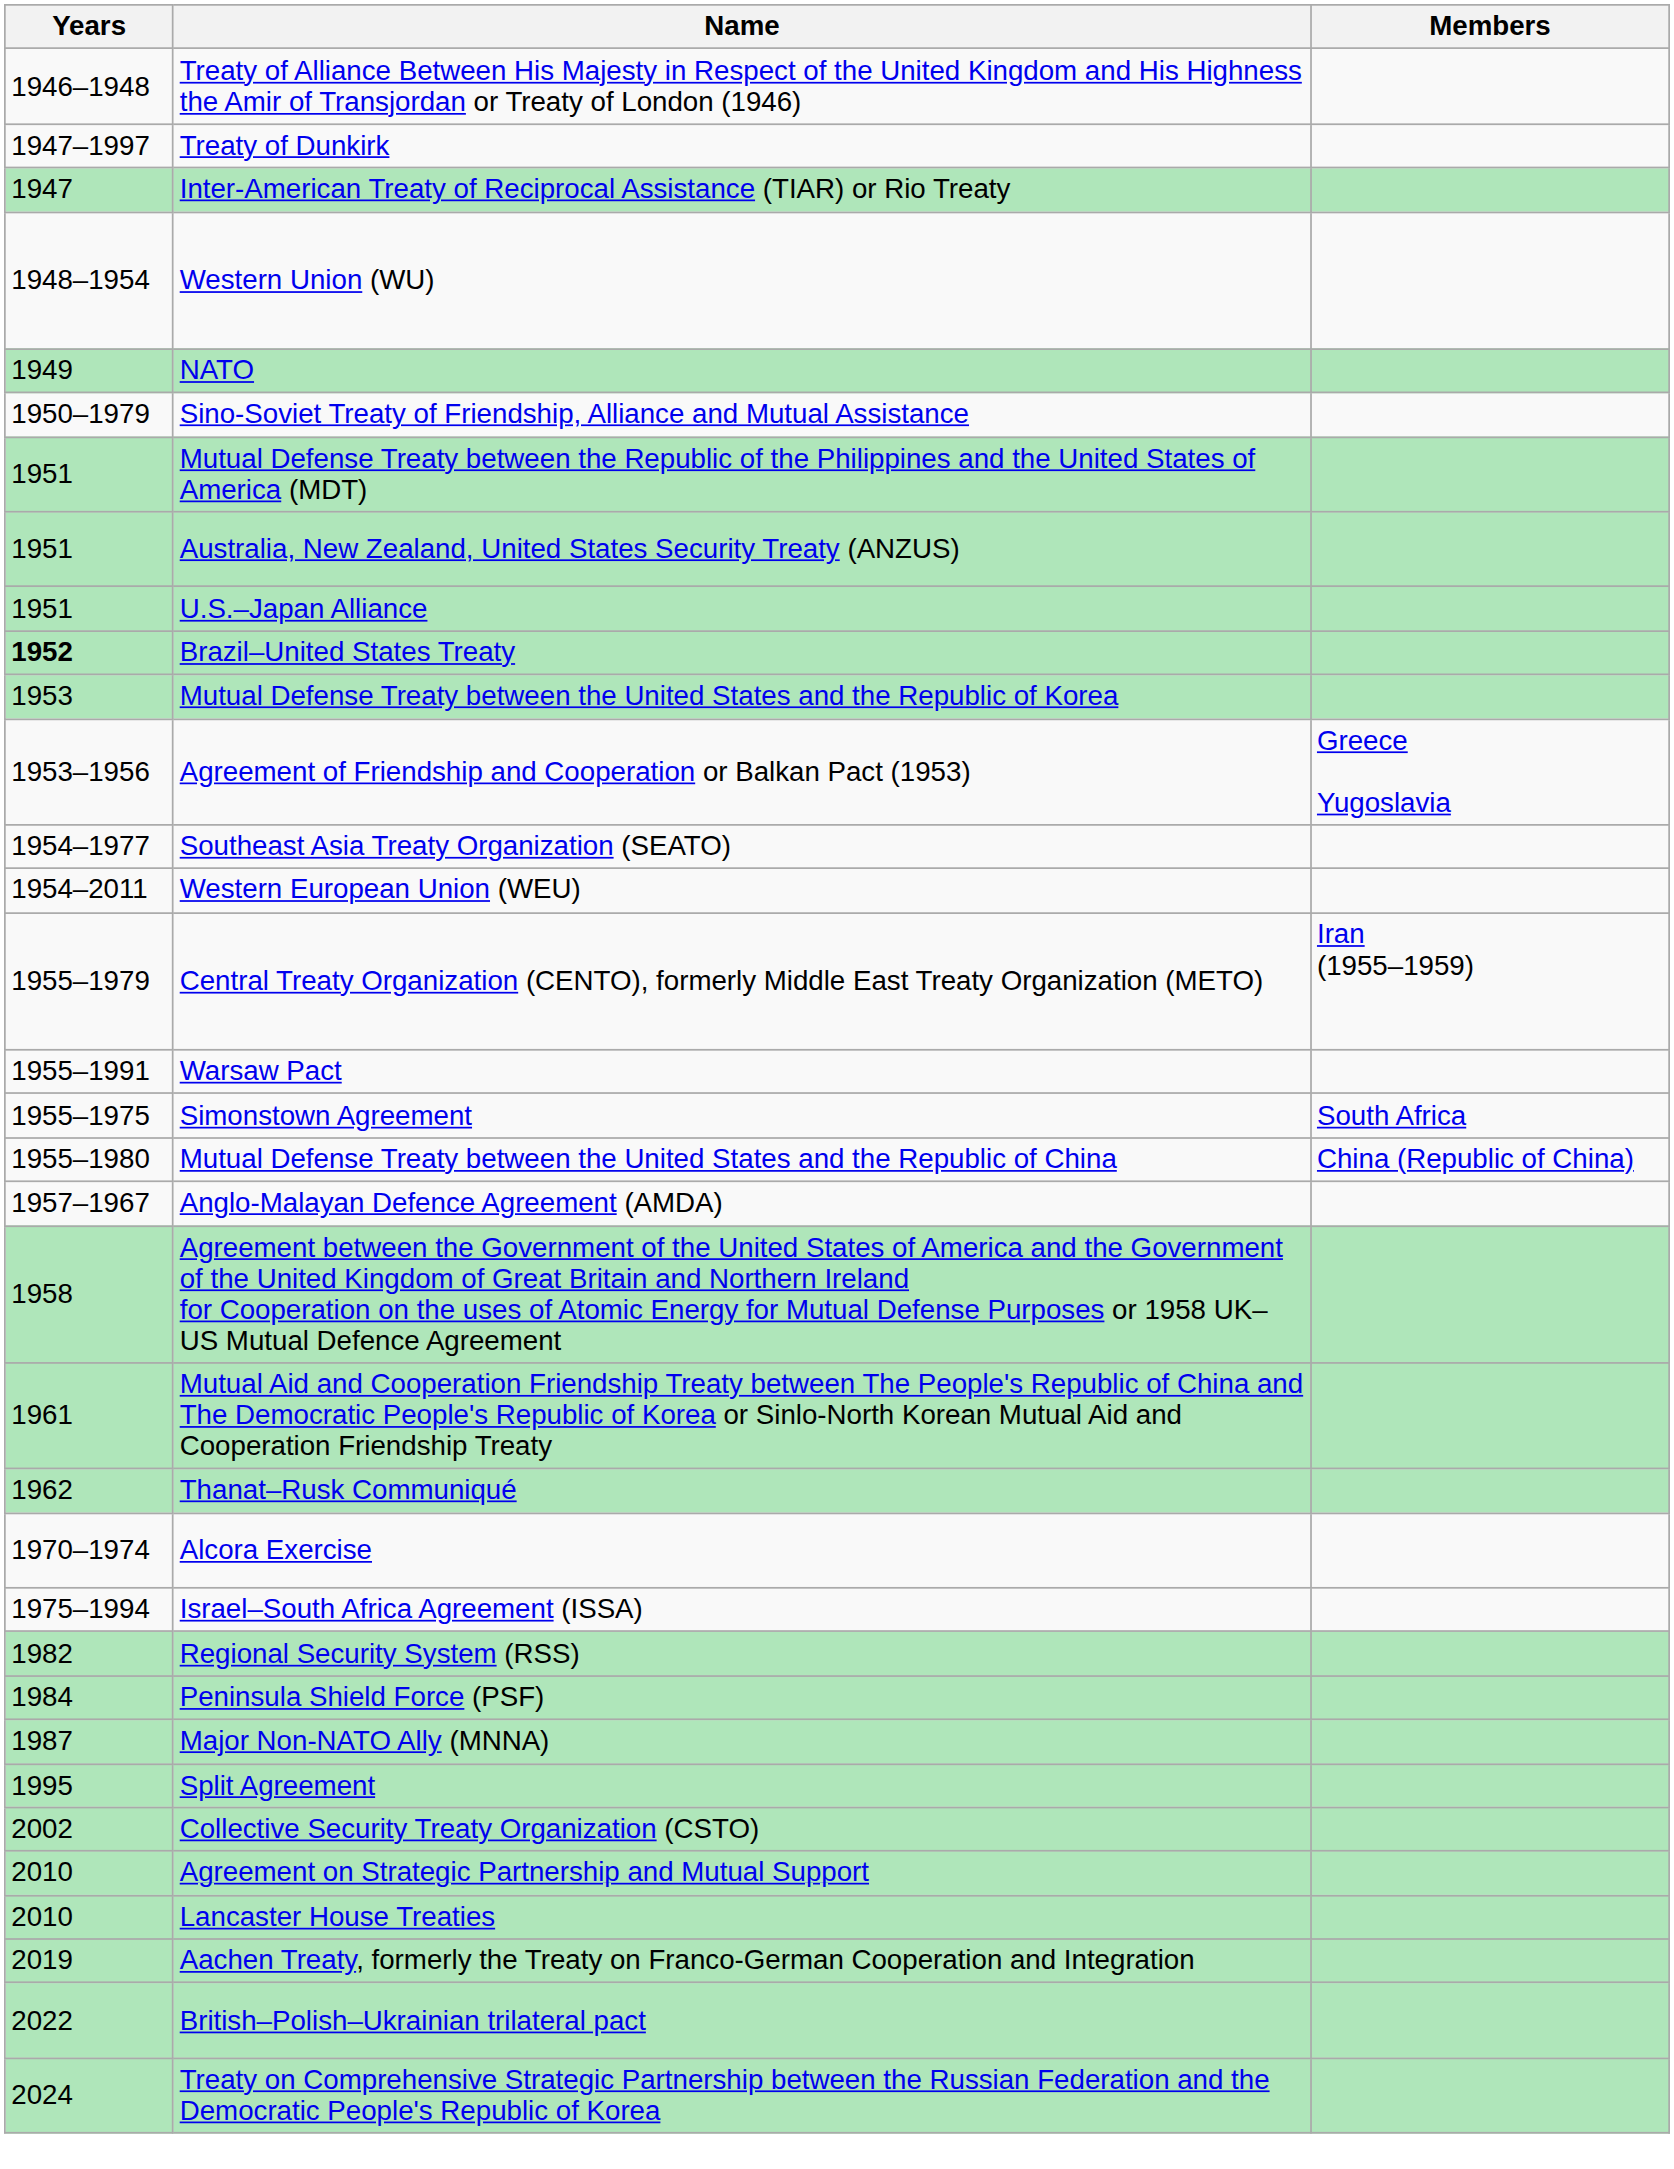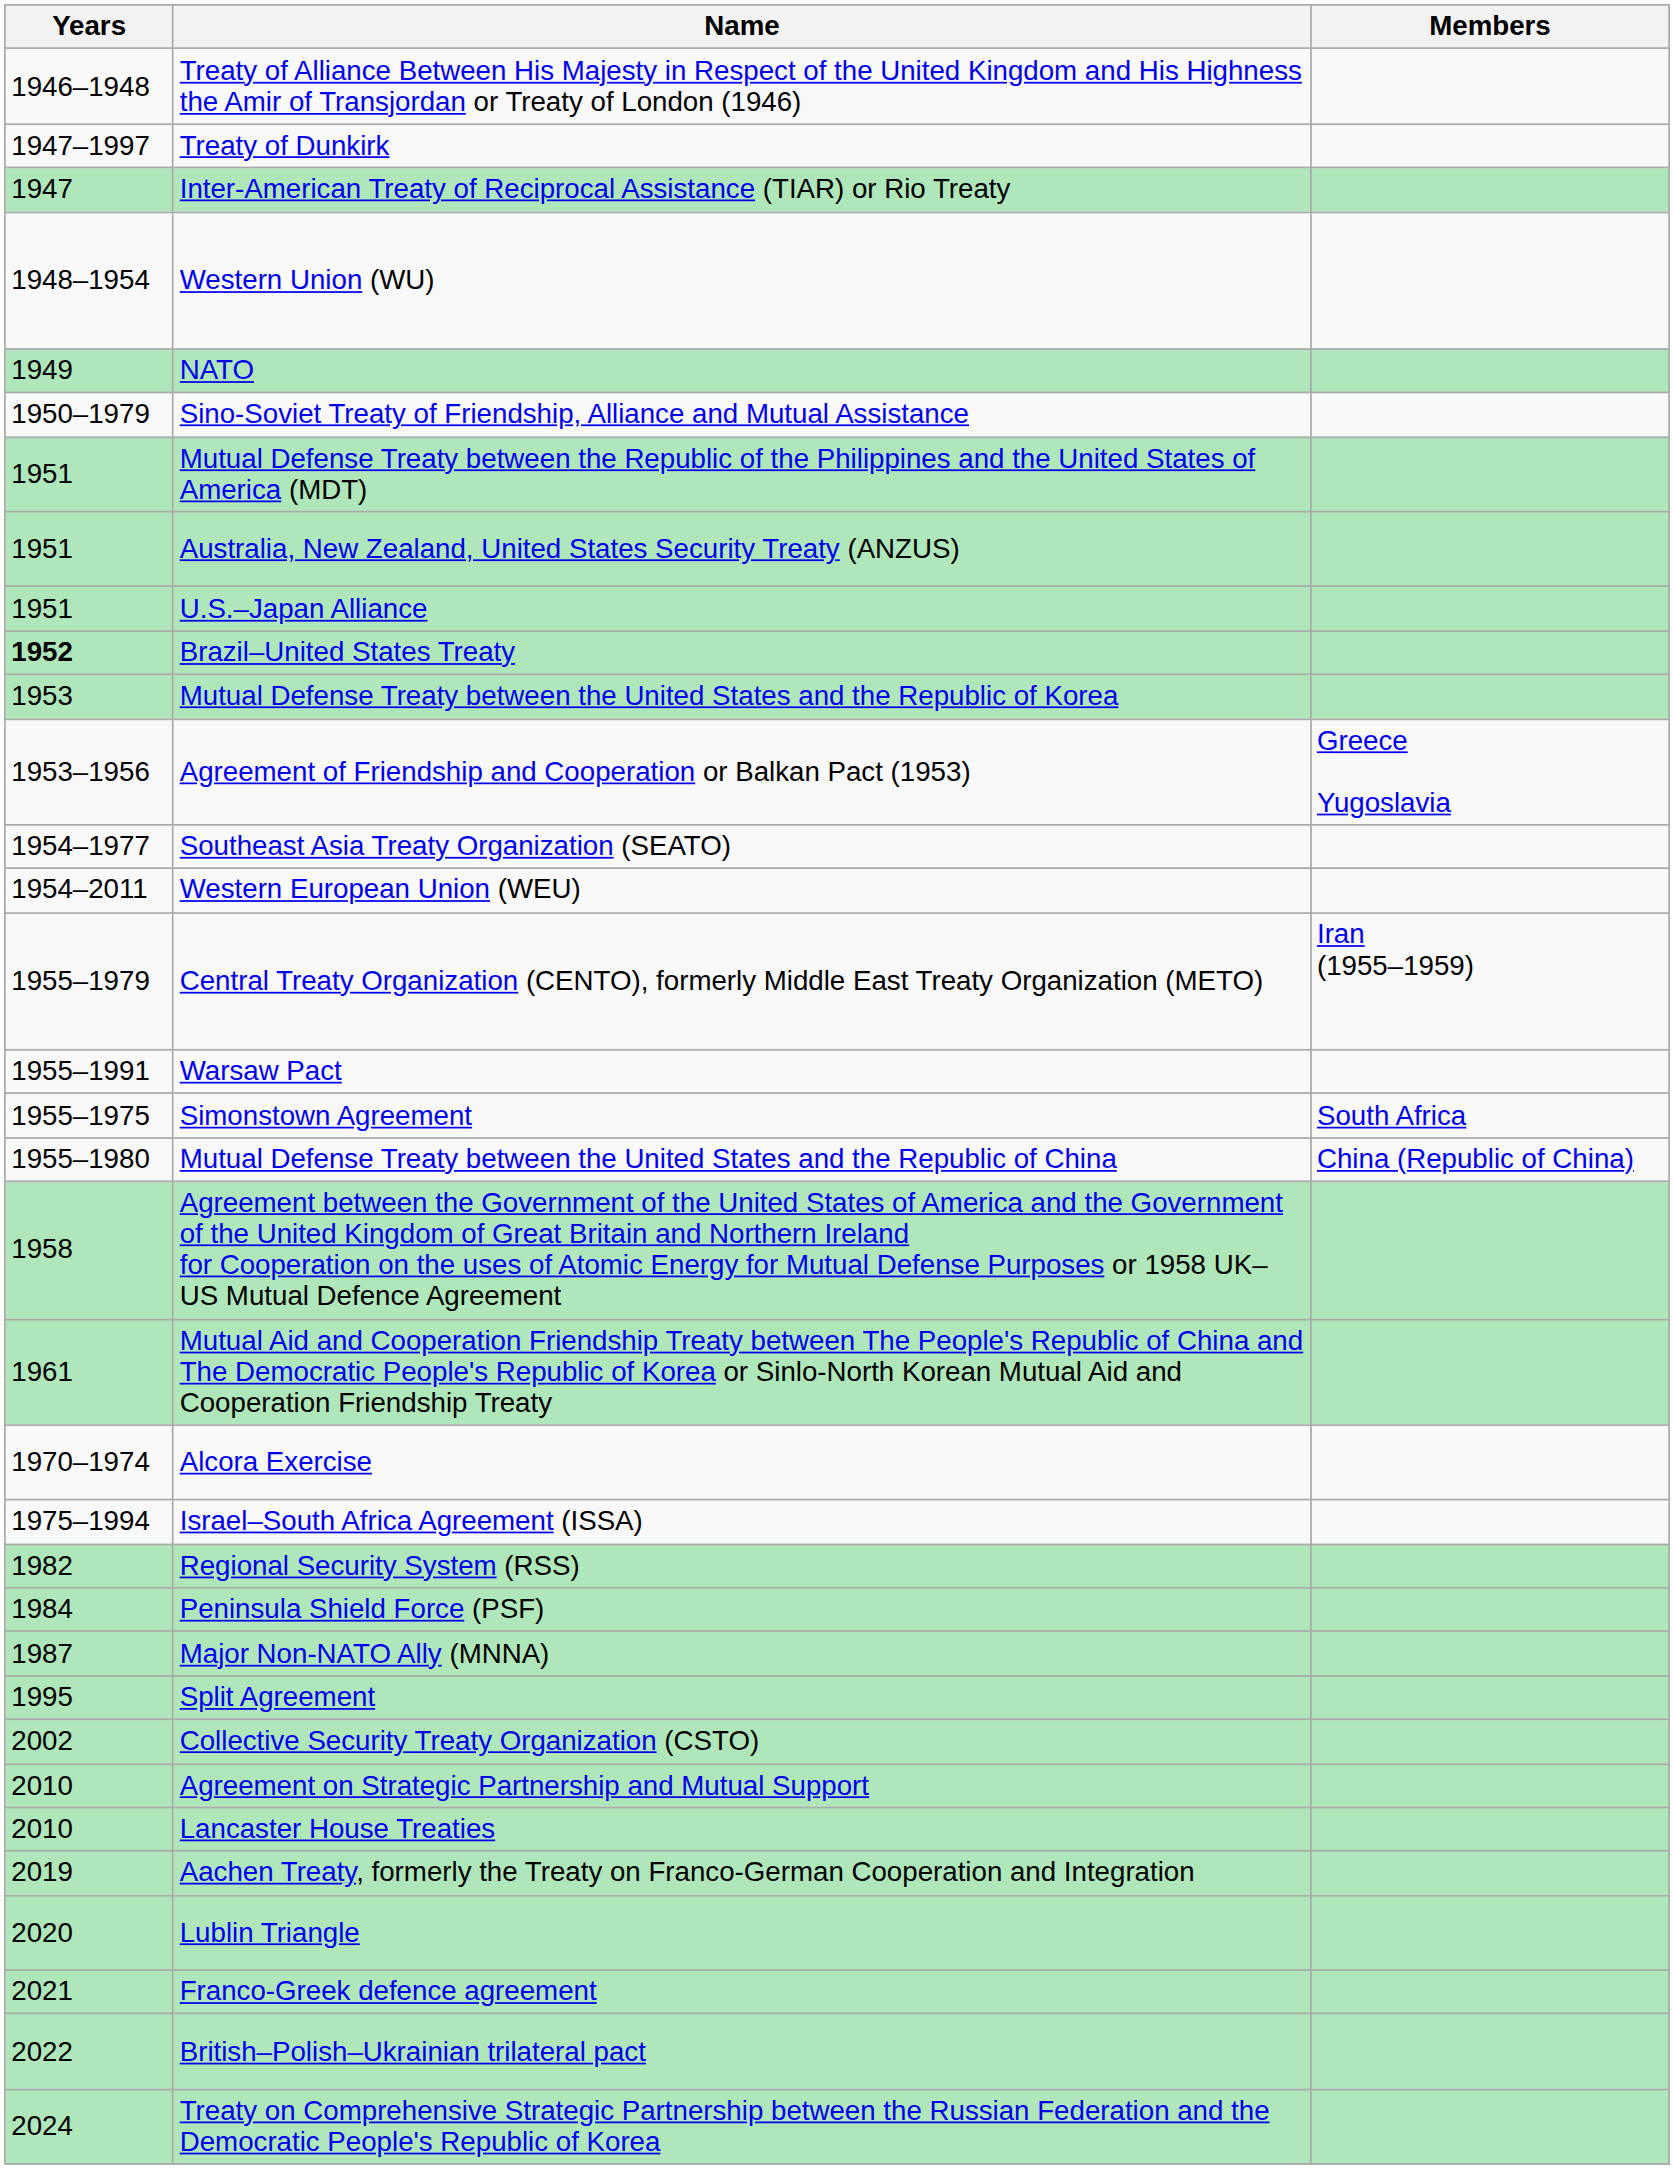- row: (451, 1203)
- row: (348, 1490)
+ row: (270, 1932)
+ row: (388, 1991)
